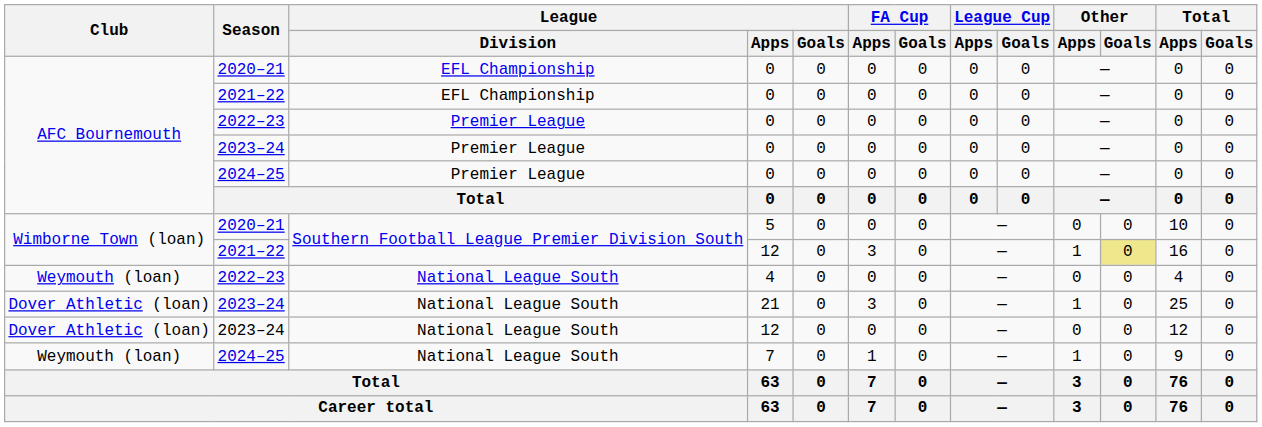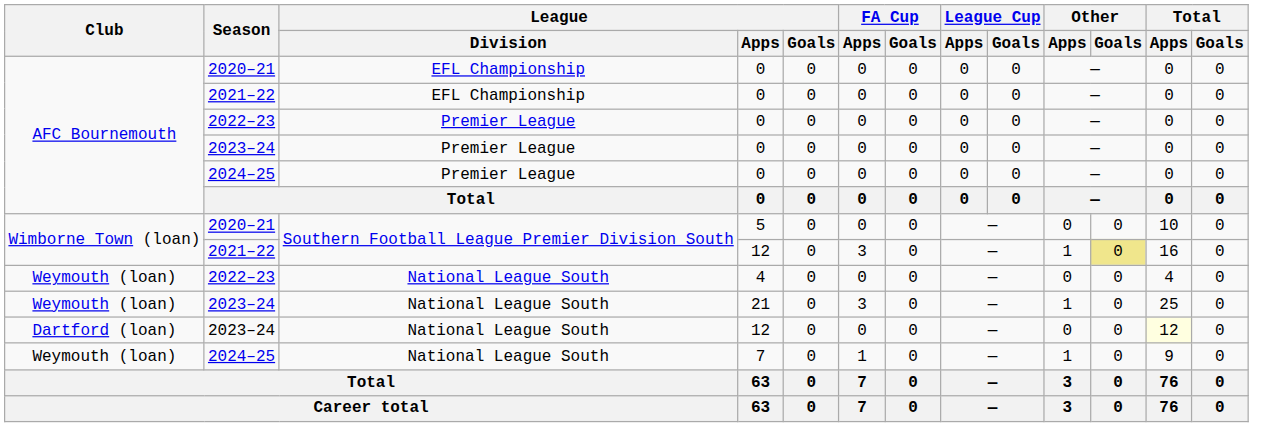(109, 304) Dover Athletic (loan) -> (104, 304) Weymouth (loan)
(109, 330) Dover Athletic (loan) -> (104, 330) Dartford (loan)
(1179, 330) no background -> (1169, 330) lightyellow background
